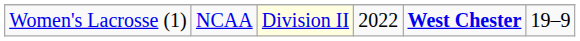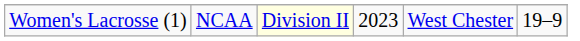(378, 20) 2022 -> (378, 20) 2023
(464, 20) bold -> (460, 20) normal
